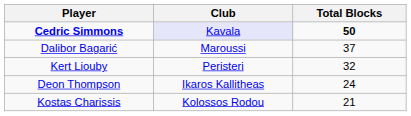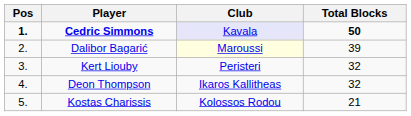+ column: (23, 13)
(223, 48) no background -> (240, 48) lightyellow background
(349, 48) 37 -> (355, 48) 39
(349, 84) 24 -> (355, 84) 32
